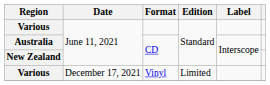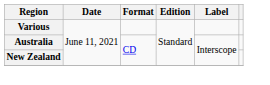- row: (34, 73)
